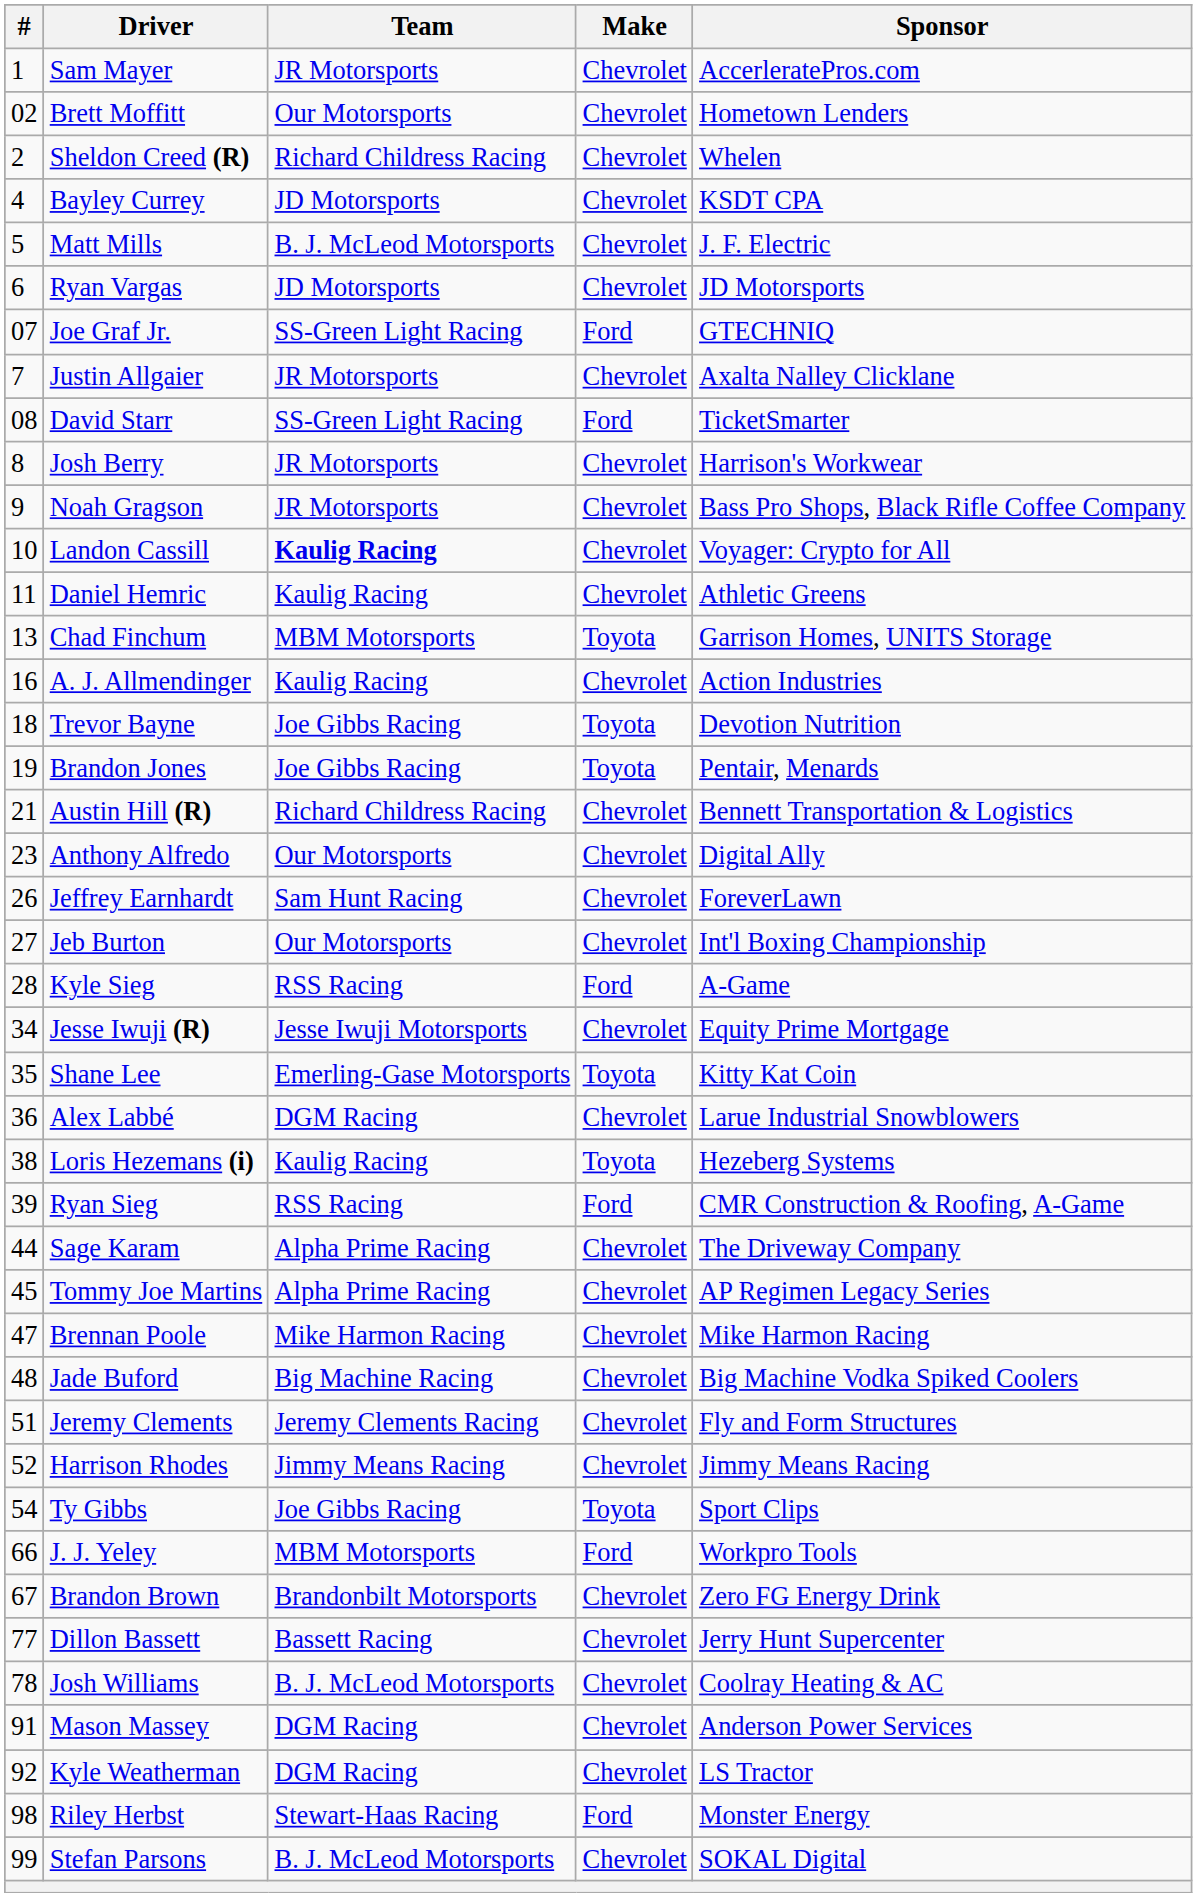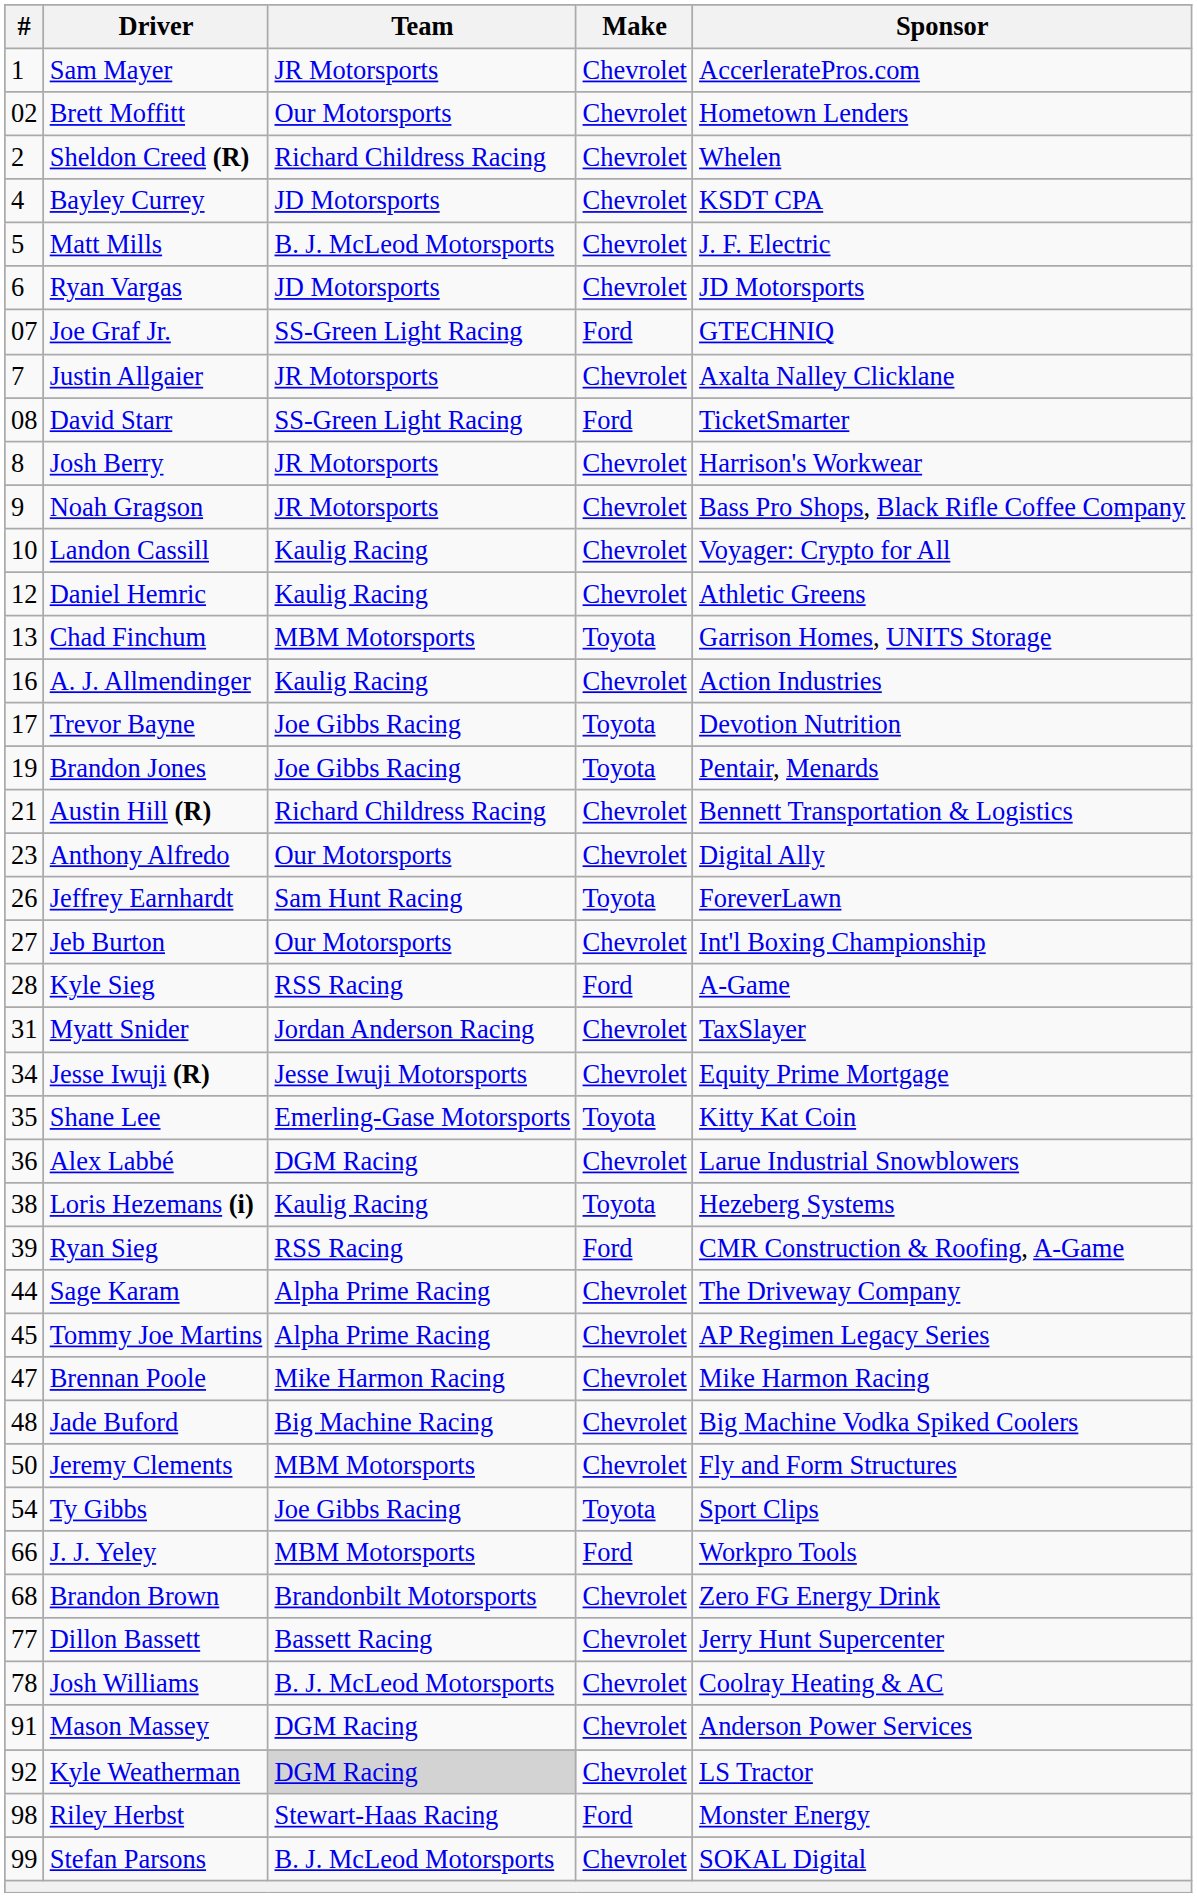(356, 549) bold -> (351, 549) normal
(24, 593) 11 -> (24, 593) 12
(24, 724) 18 -> (24, 724) 17
(635, 898) Chevrolet -> (619, 898) Toyota
+ row: (119, 1029)
(24, 1421) 51 -> (24, 1465) 50
(407, 1421) Jeremy Clements Racing -> (375, 1465) MBM Motorsports
- row: (139, 1465)
(24, 1596) 67 -> (24, 1596) 68
(346, 1770) no background -> (346, 1770) lightgrey background
